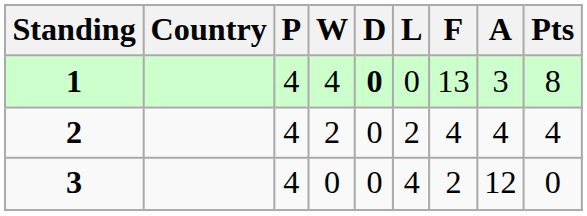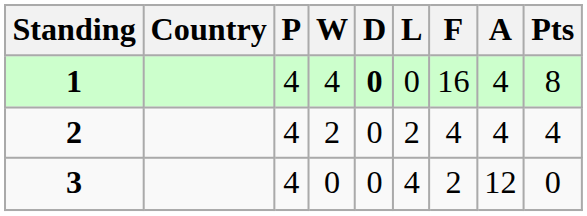(453, 81) 13 -> (453, 81) 16
(500, 81) 3 -> (500, 81) 4
